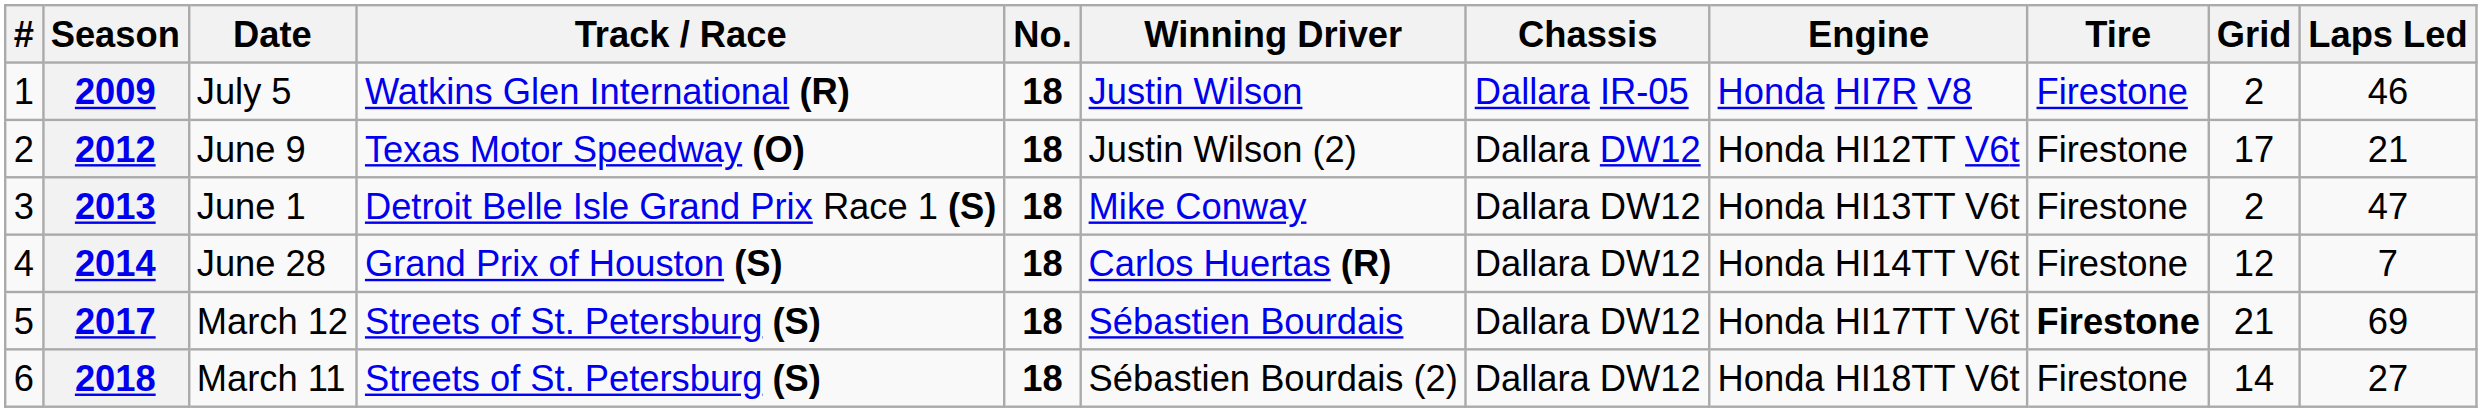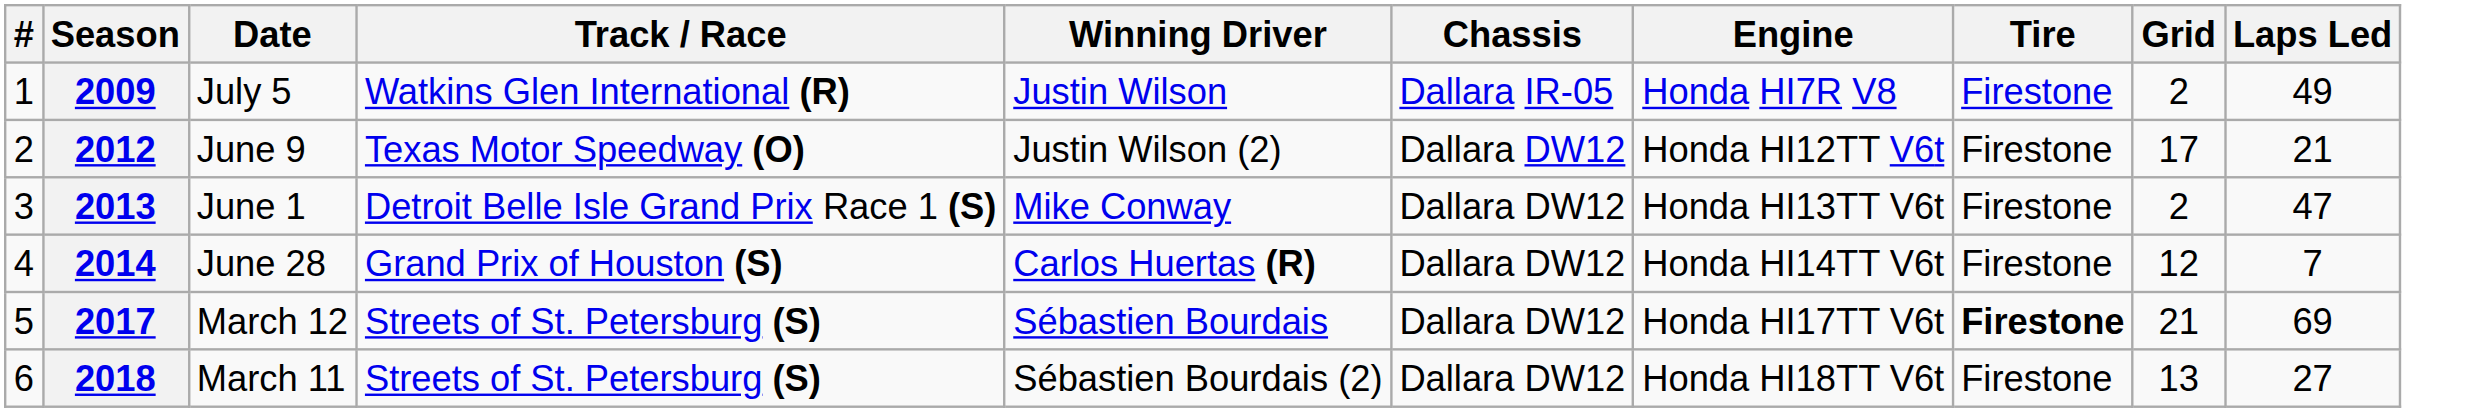- column: (1042, 34)
(2388, 92) 46 -> (2313, 92) 49
(2254, 379) 14 -> (2179, 379) 13
